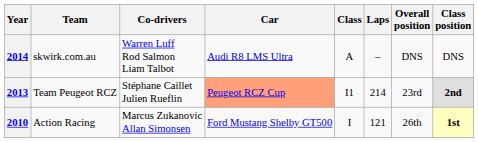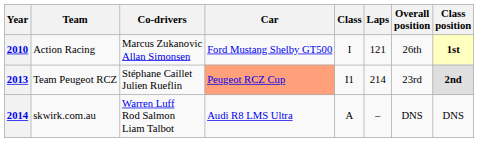rows swapped: (18, 123) <-> (18, 56)
